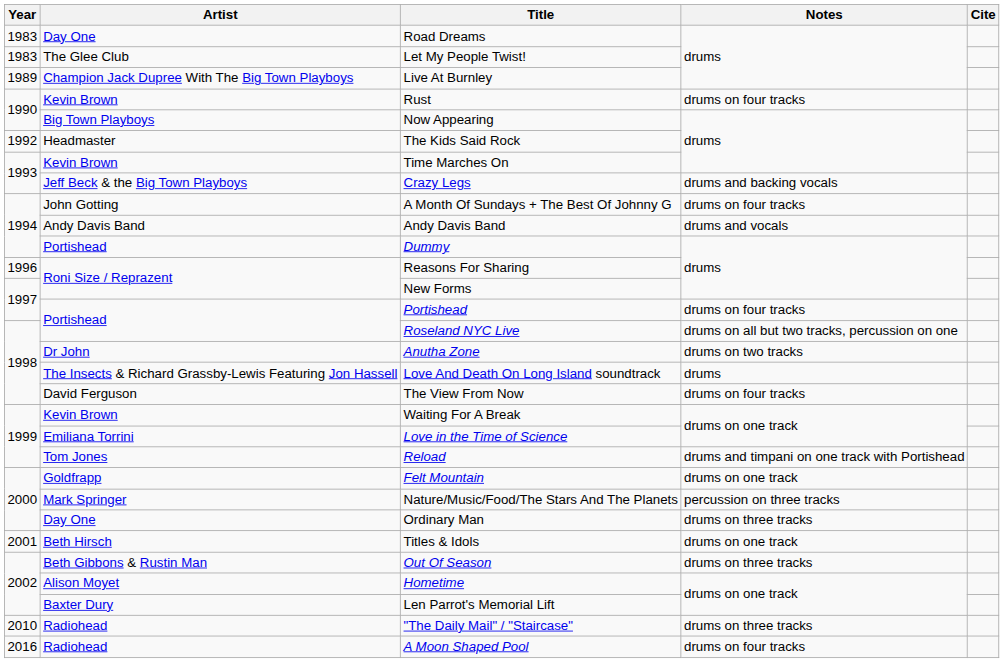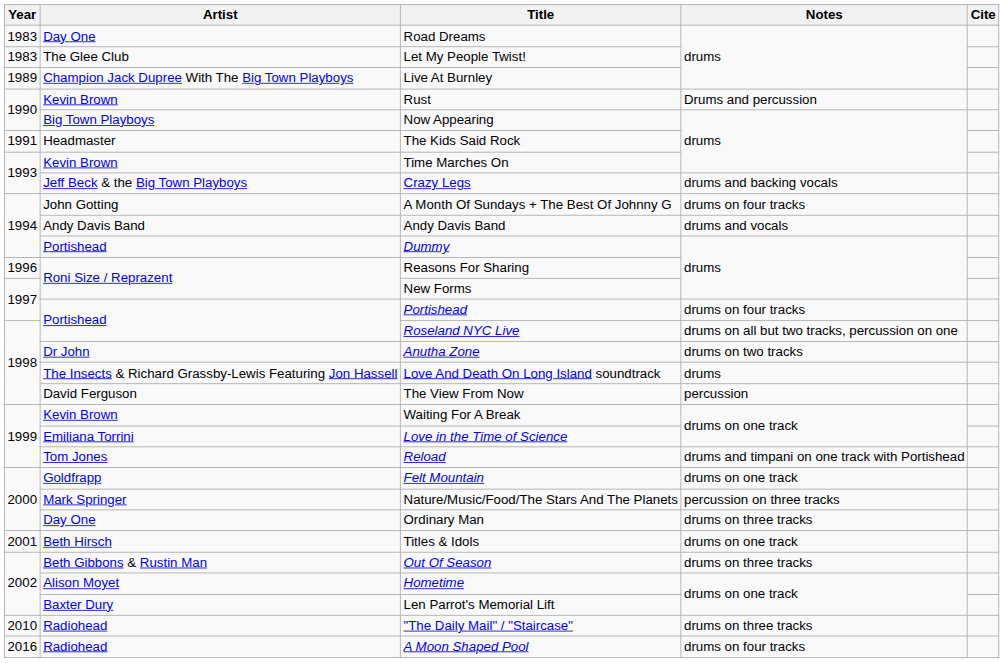(745, 99) drums on four tracks -> (750, 99) Drums and percussion
(22, 141) 1992 -> (22, 141) 1991
(745, 394) drums on four tracks -> (716, 394) percussion
